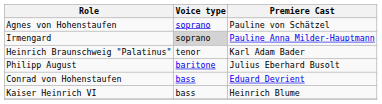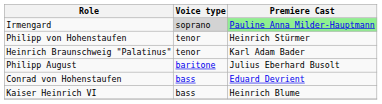- row: (61, 25)
(302, 38) no background -> (302, 25) lightgreen background
+ row: (66, 38)
